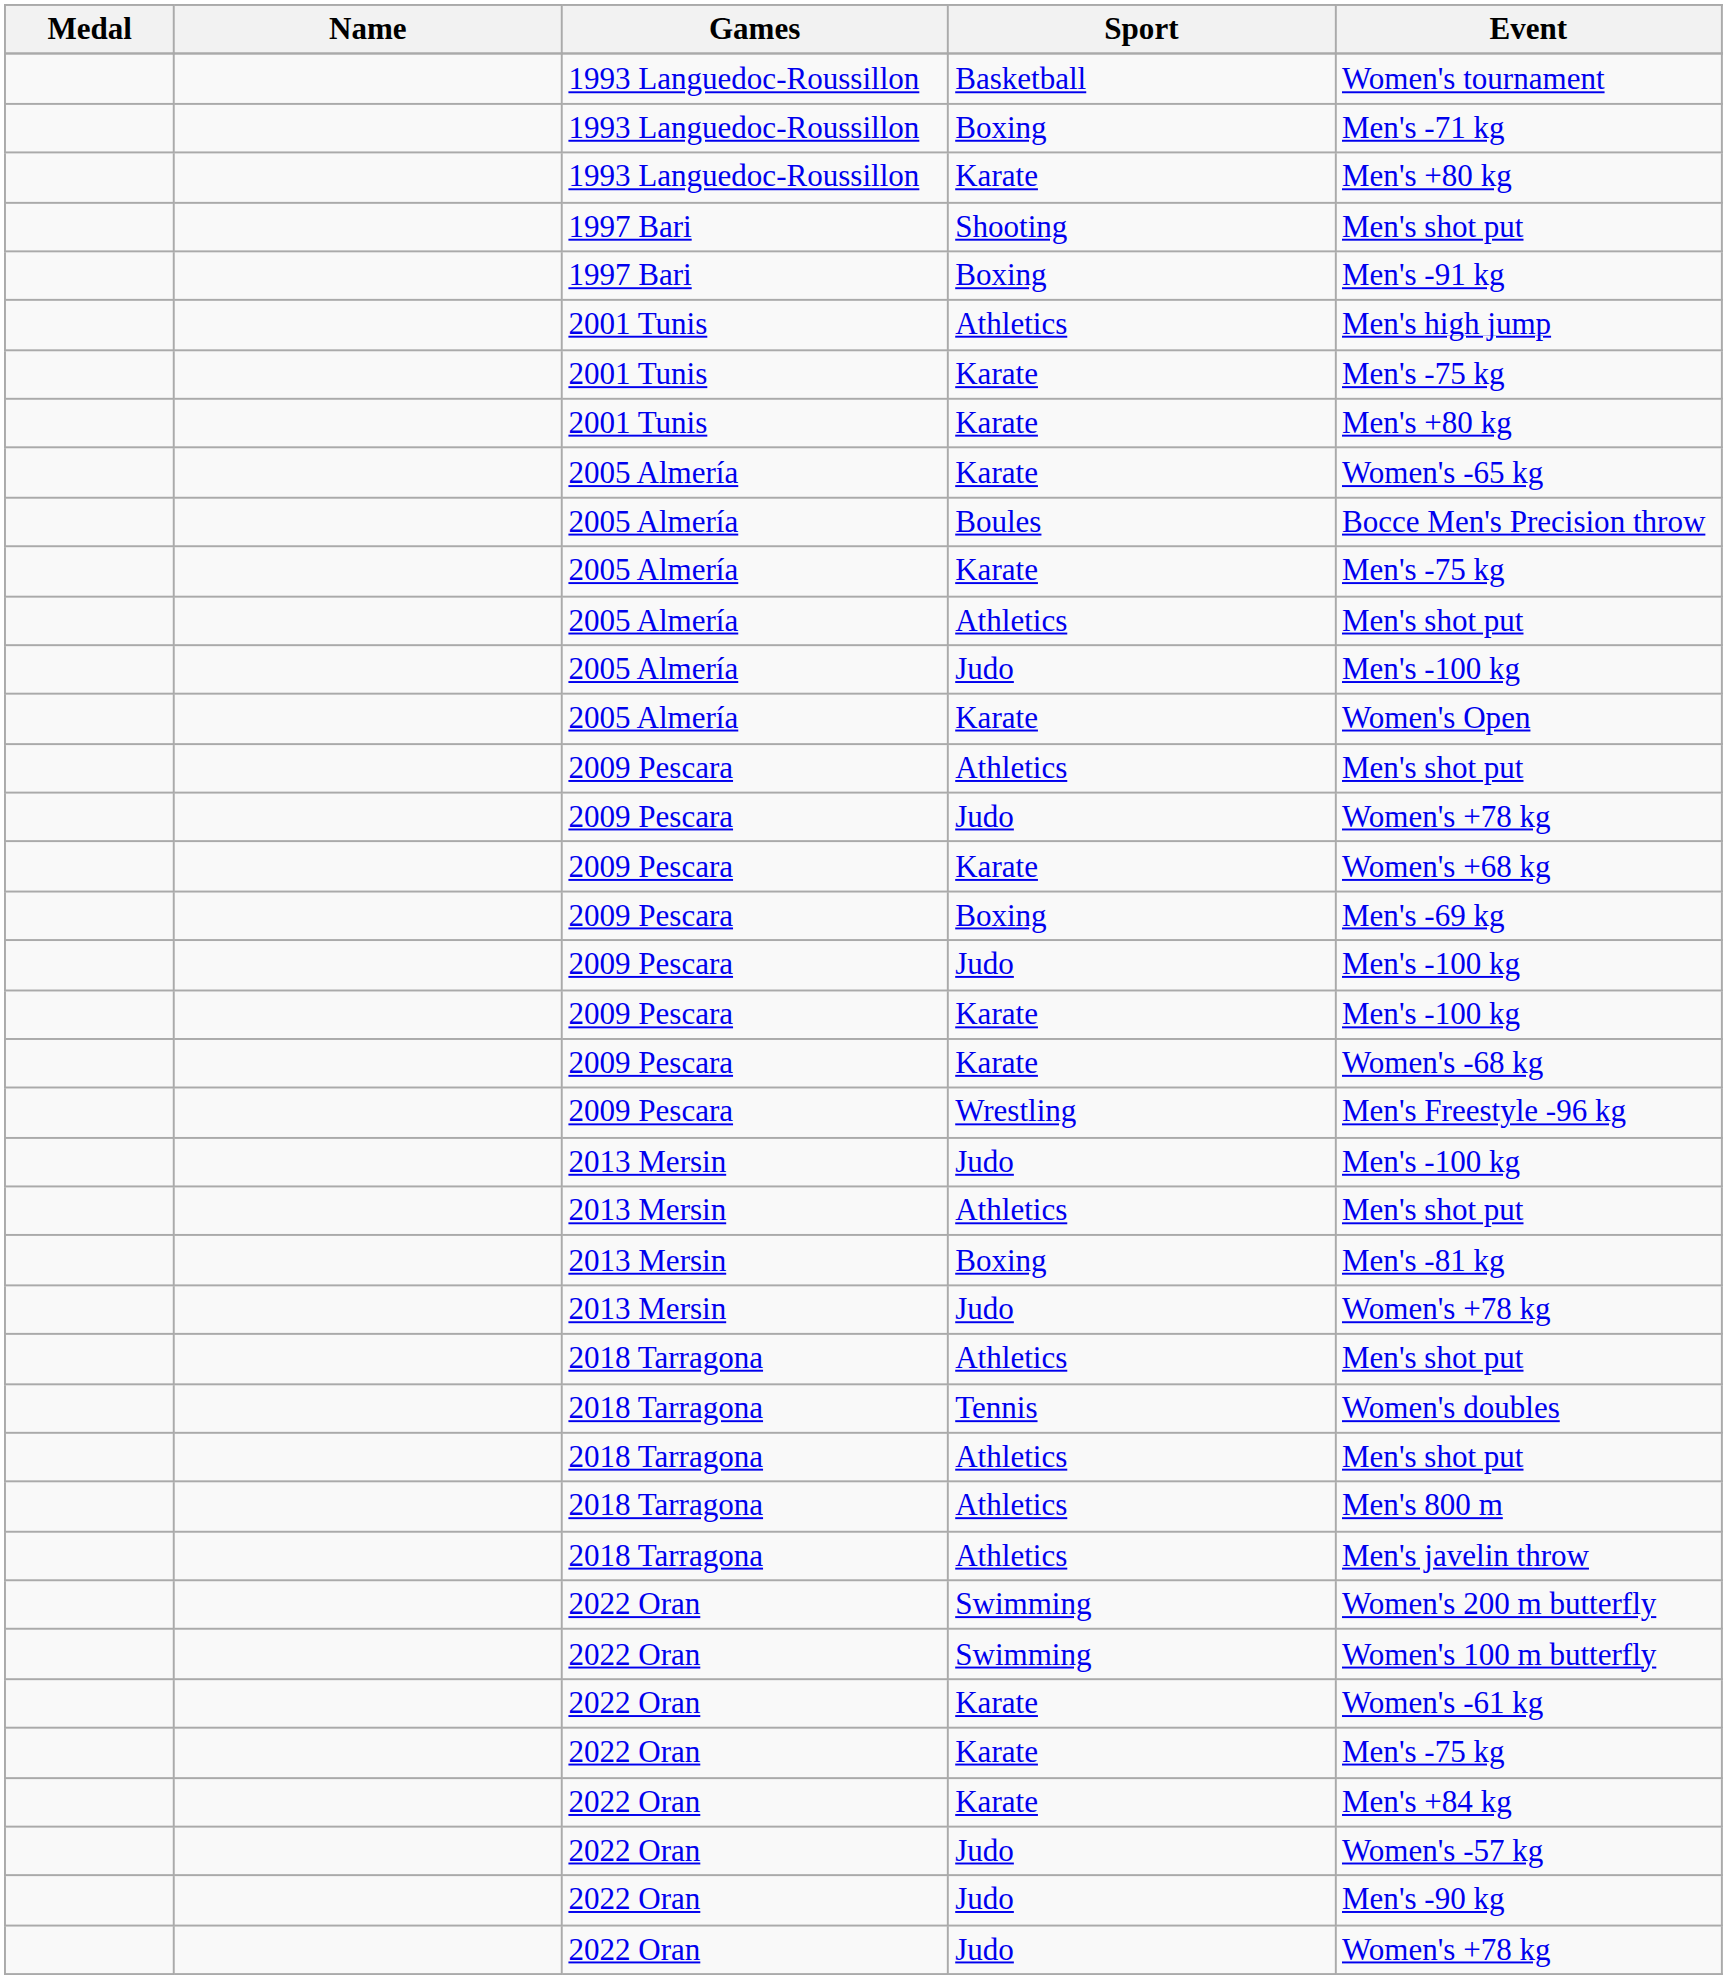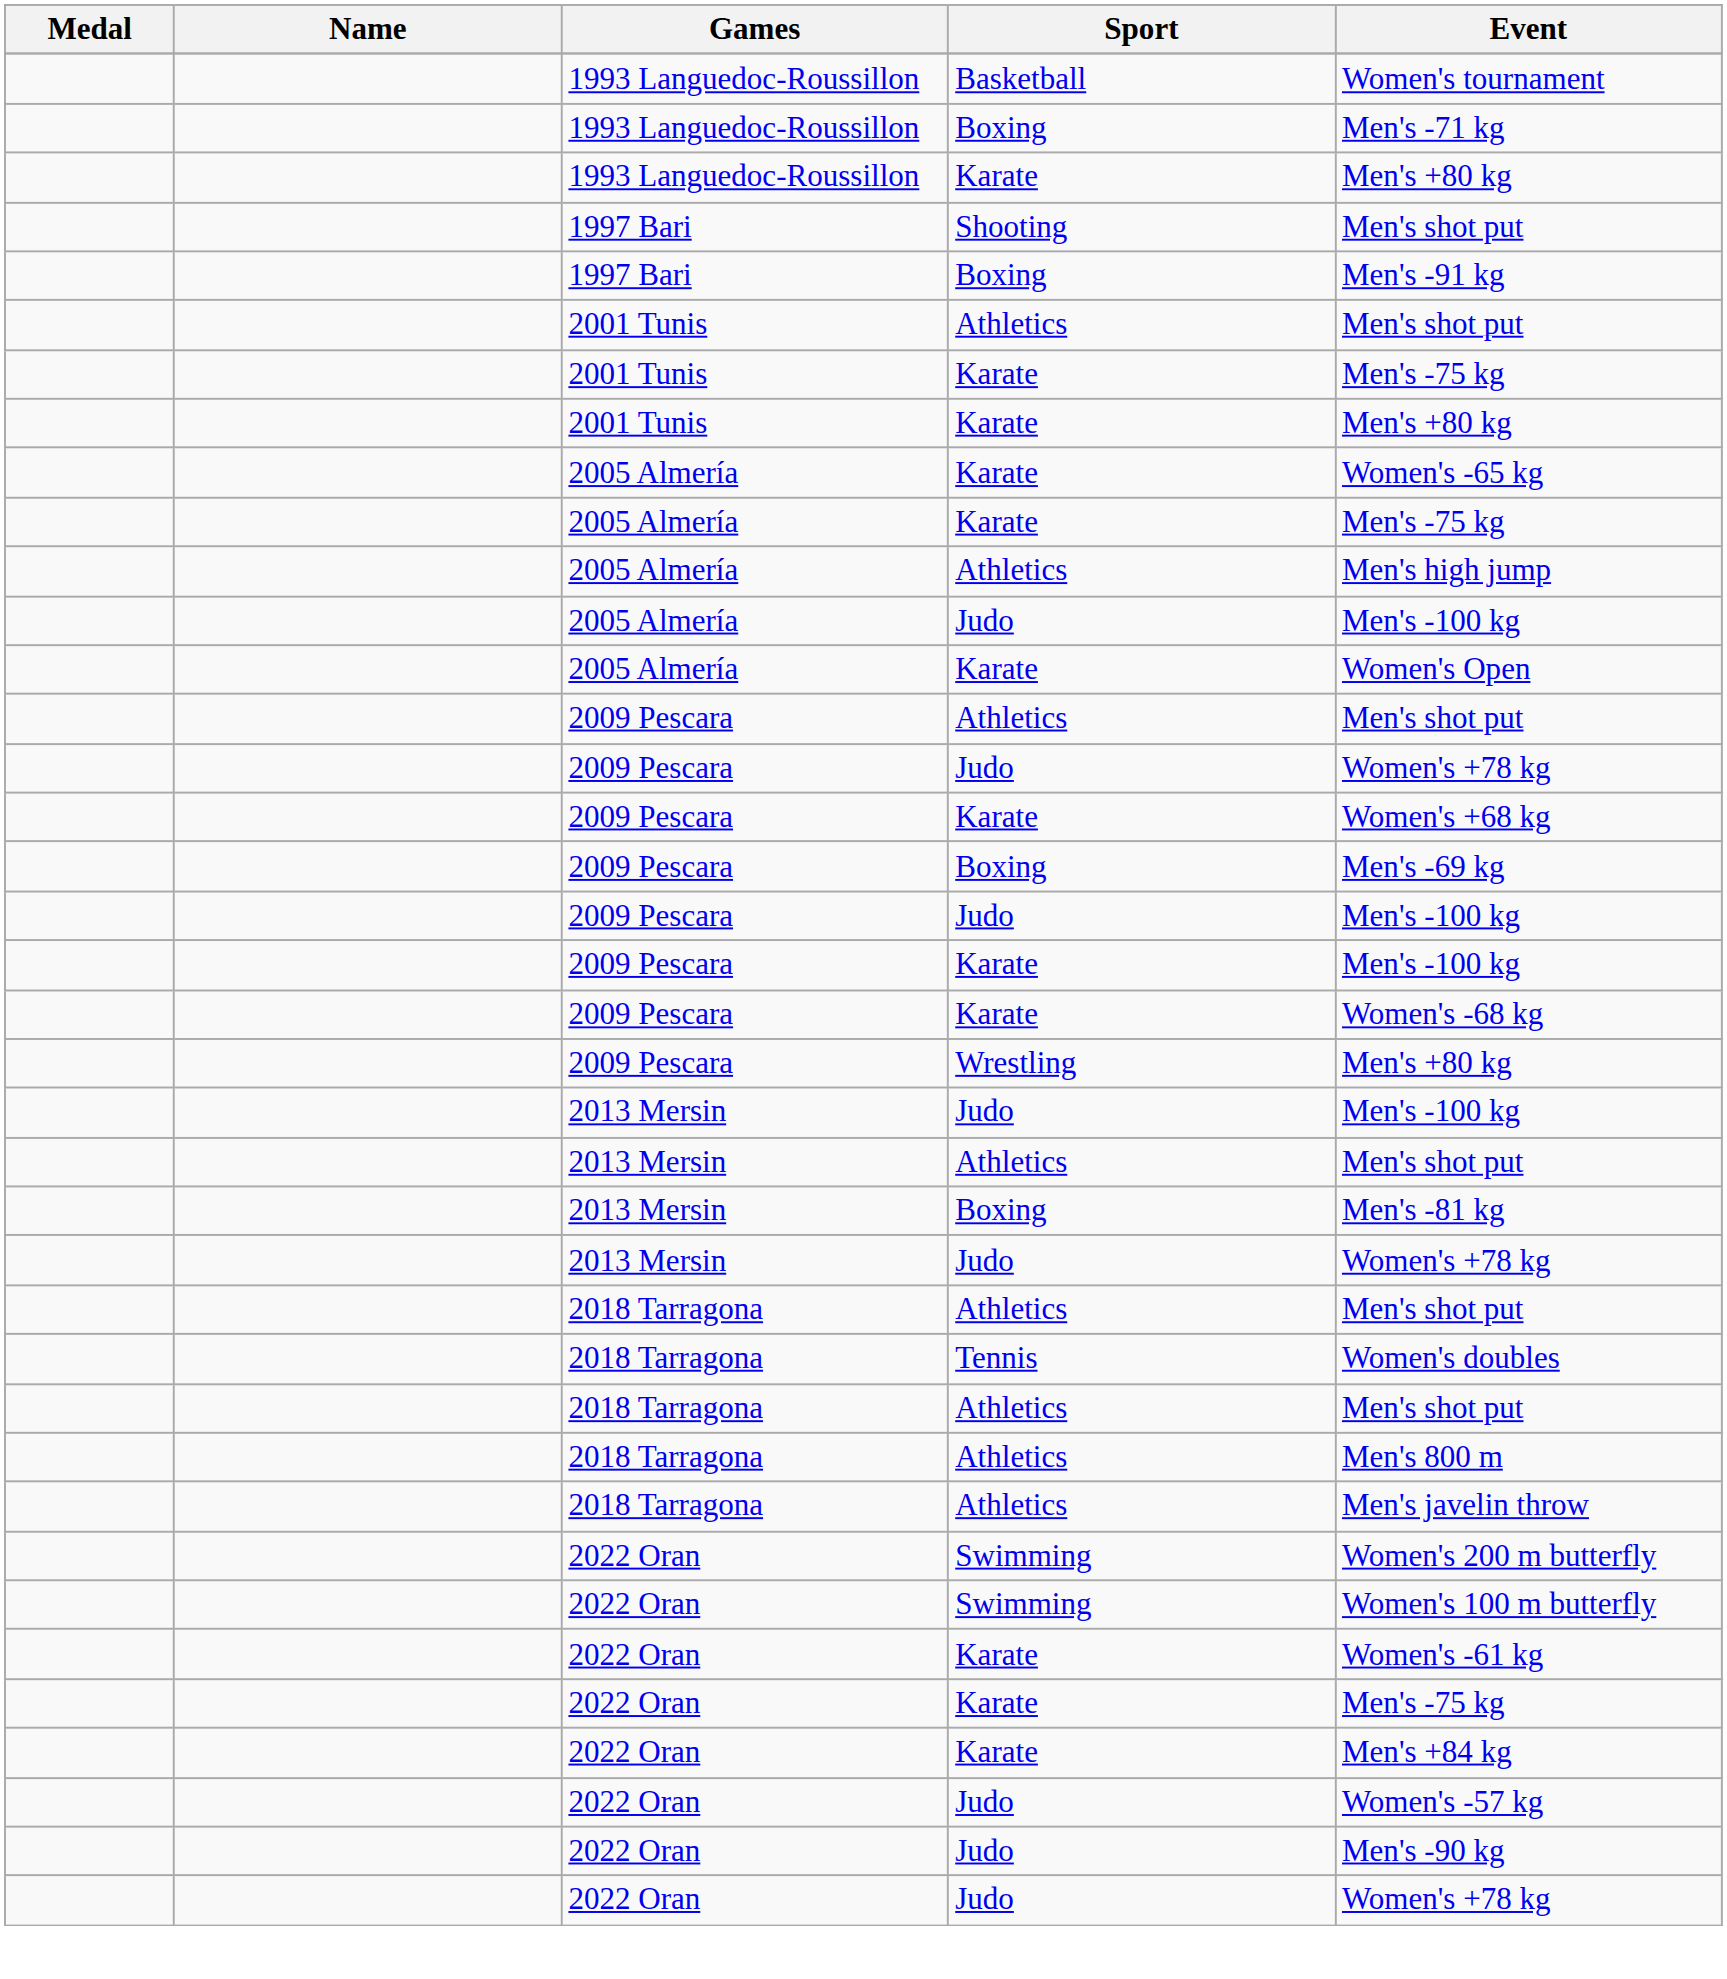(1447, 324) Men's high jump -> (1433, 324) Men's shot put
- row: (653, 521)
(1433, 619) Men's shot put -> (1447, 570) Men's high jump
(1484, 1112) Men's Freestyle -96 kg -> (1427, 1062) Men's +80 kg
